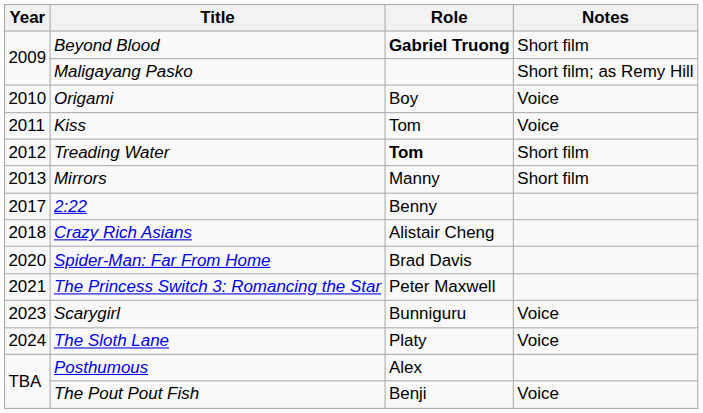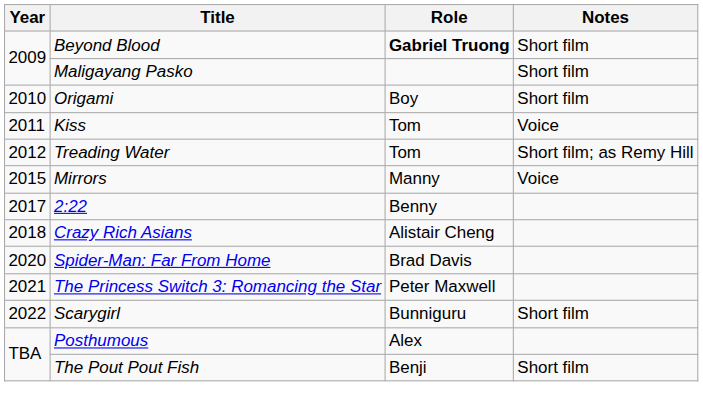(605, 71) Short film; as Remy Hill -> (553, 71) Short film
(538, 98) Voice -> (553, 98) Short film
(406, 152) bold -> (405, 152) normal
(553, 152) Short film -> (605, 152) Short film; as Remy Hill
(27, 179) 2013 -> (27, 179) 2015
(553, 179) Short film -> (538, 179) Voice
(27, 313) 2023 -> (27, 313) 2022
(538, 313) Voice -> (553, 313) Short film
- row: (112, 340)
(538, 394) Voice -> (553, 367) Short film
